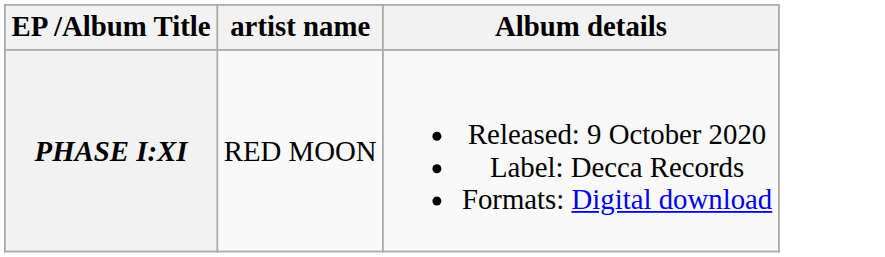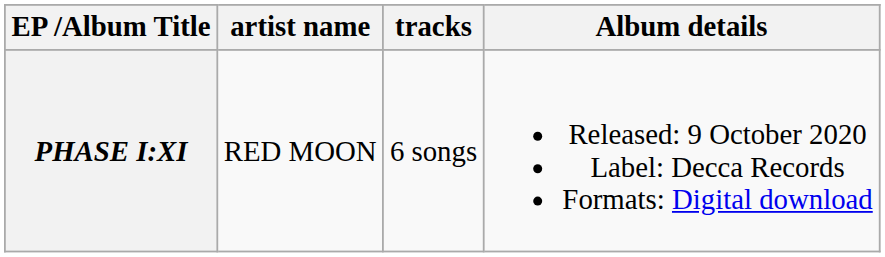+ column: (433, 27)
